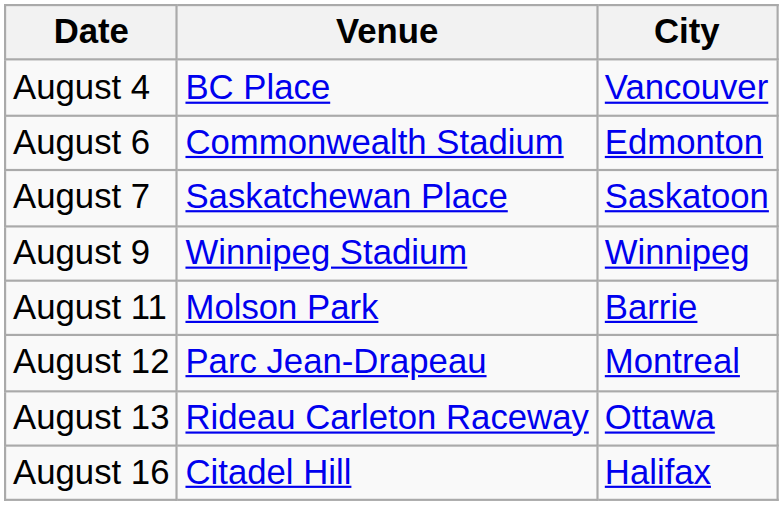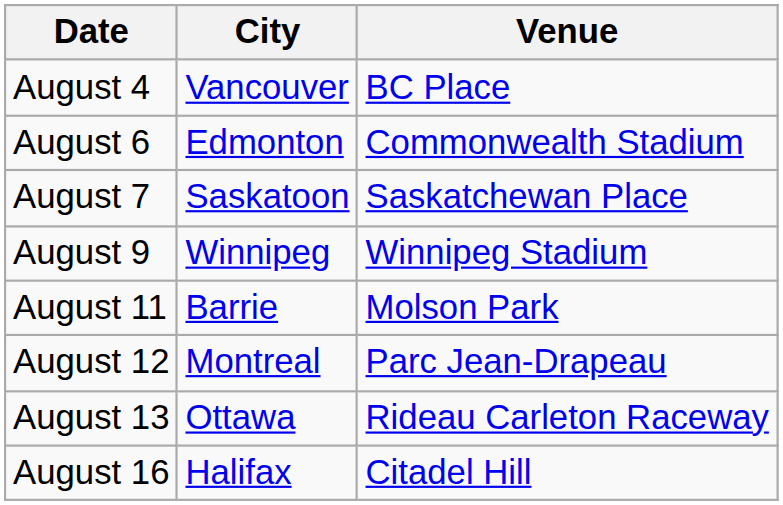columns swapped: (687, 32) <-> (387, 32)
